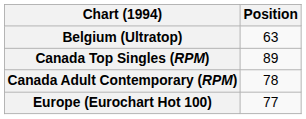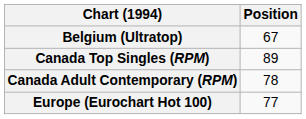(271, 37) 63 -> (271, 37) 67
